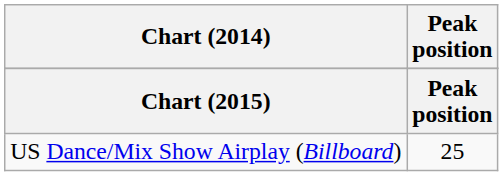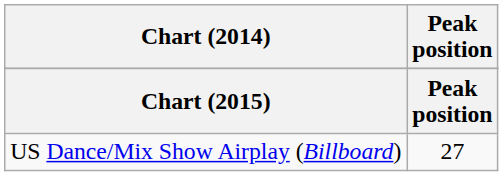(452, 151) 25 -> (452, 151) 27
